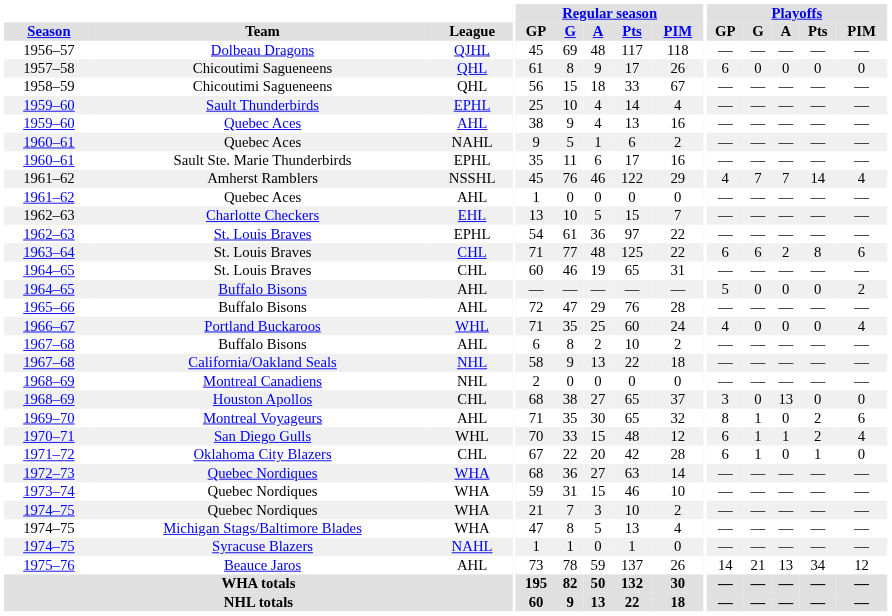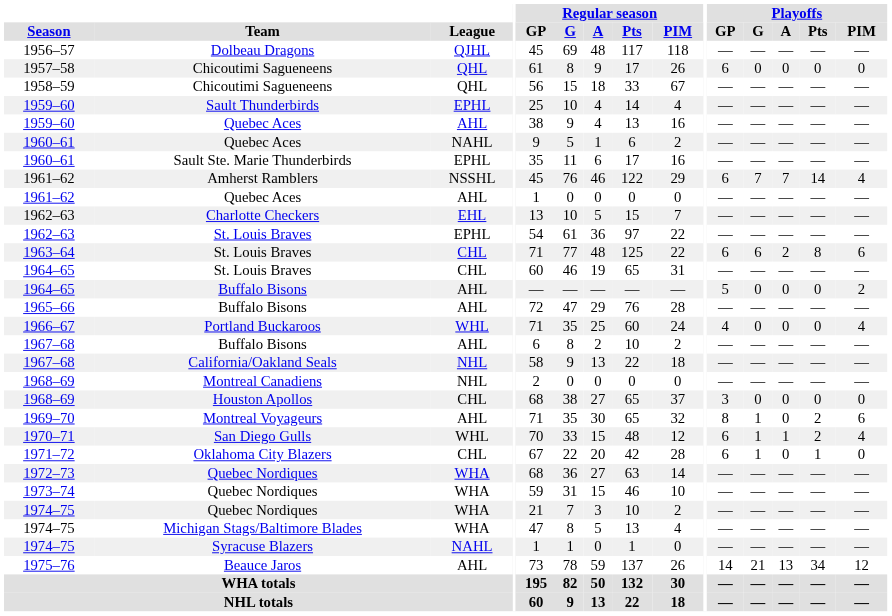(725, 178) 4 -> (725, 178) 6
(786, 399) 13 -> (786, 399) 0
